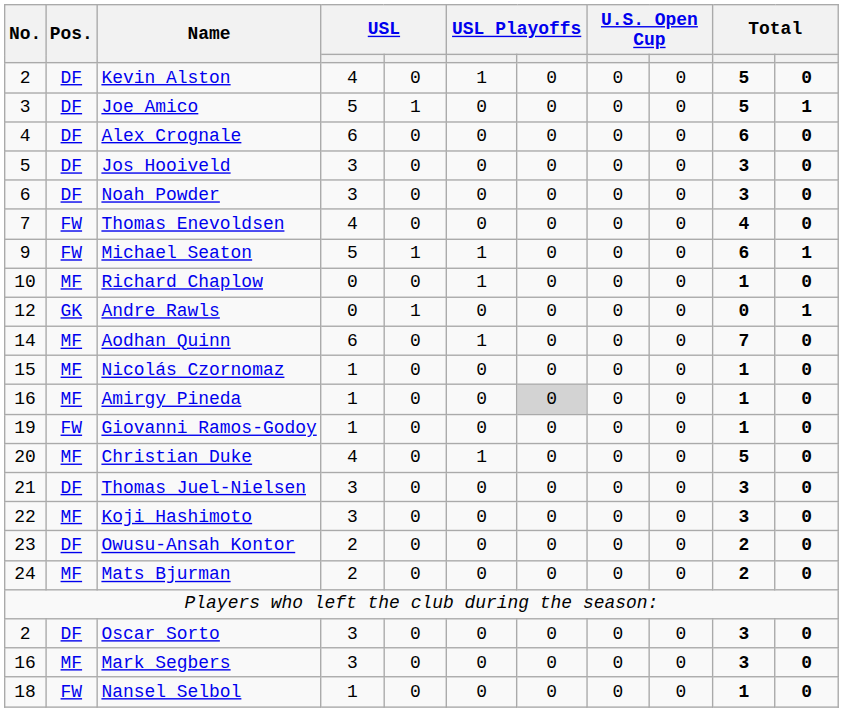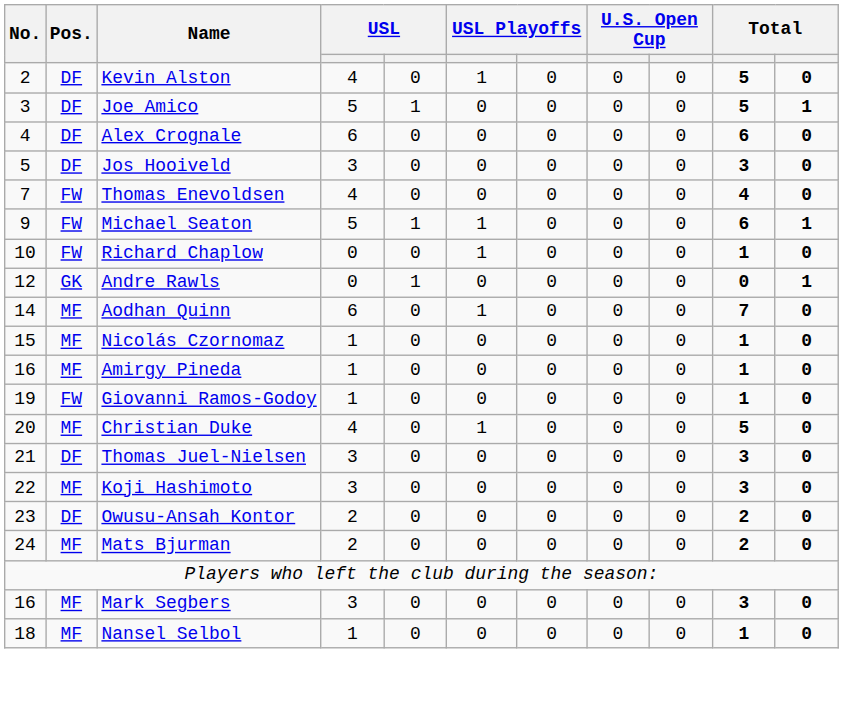- row: (161, 195)
(71, 282) MF -> (71, 253) FW
(552, 399) lightgrey background -> (552, 370) no background
- row: (161, 633)
(71, 692) FW -> (71, 633) MF
